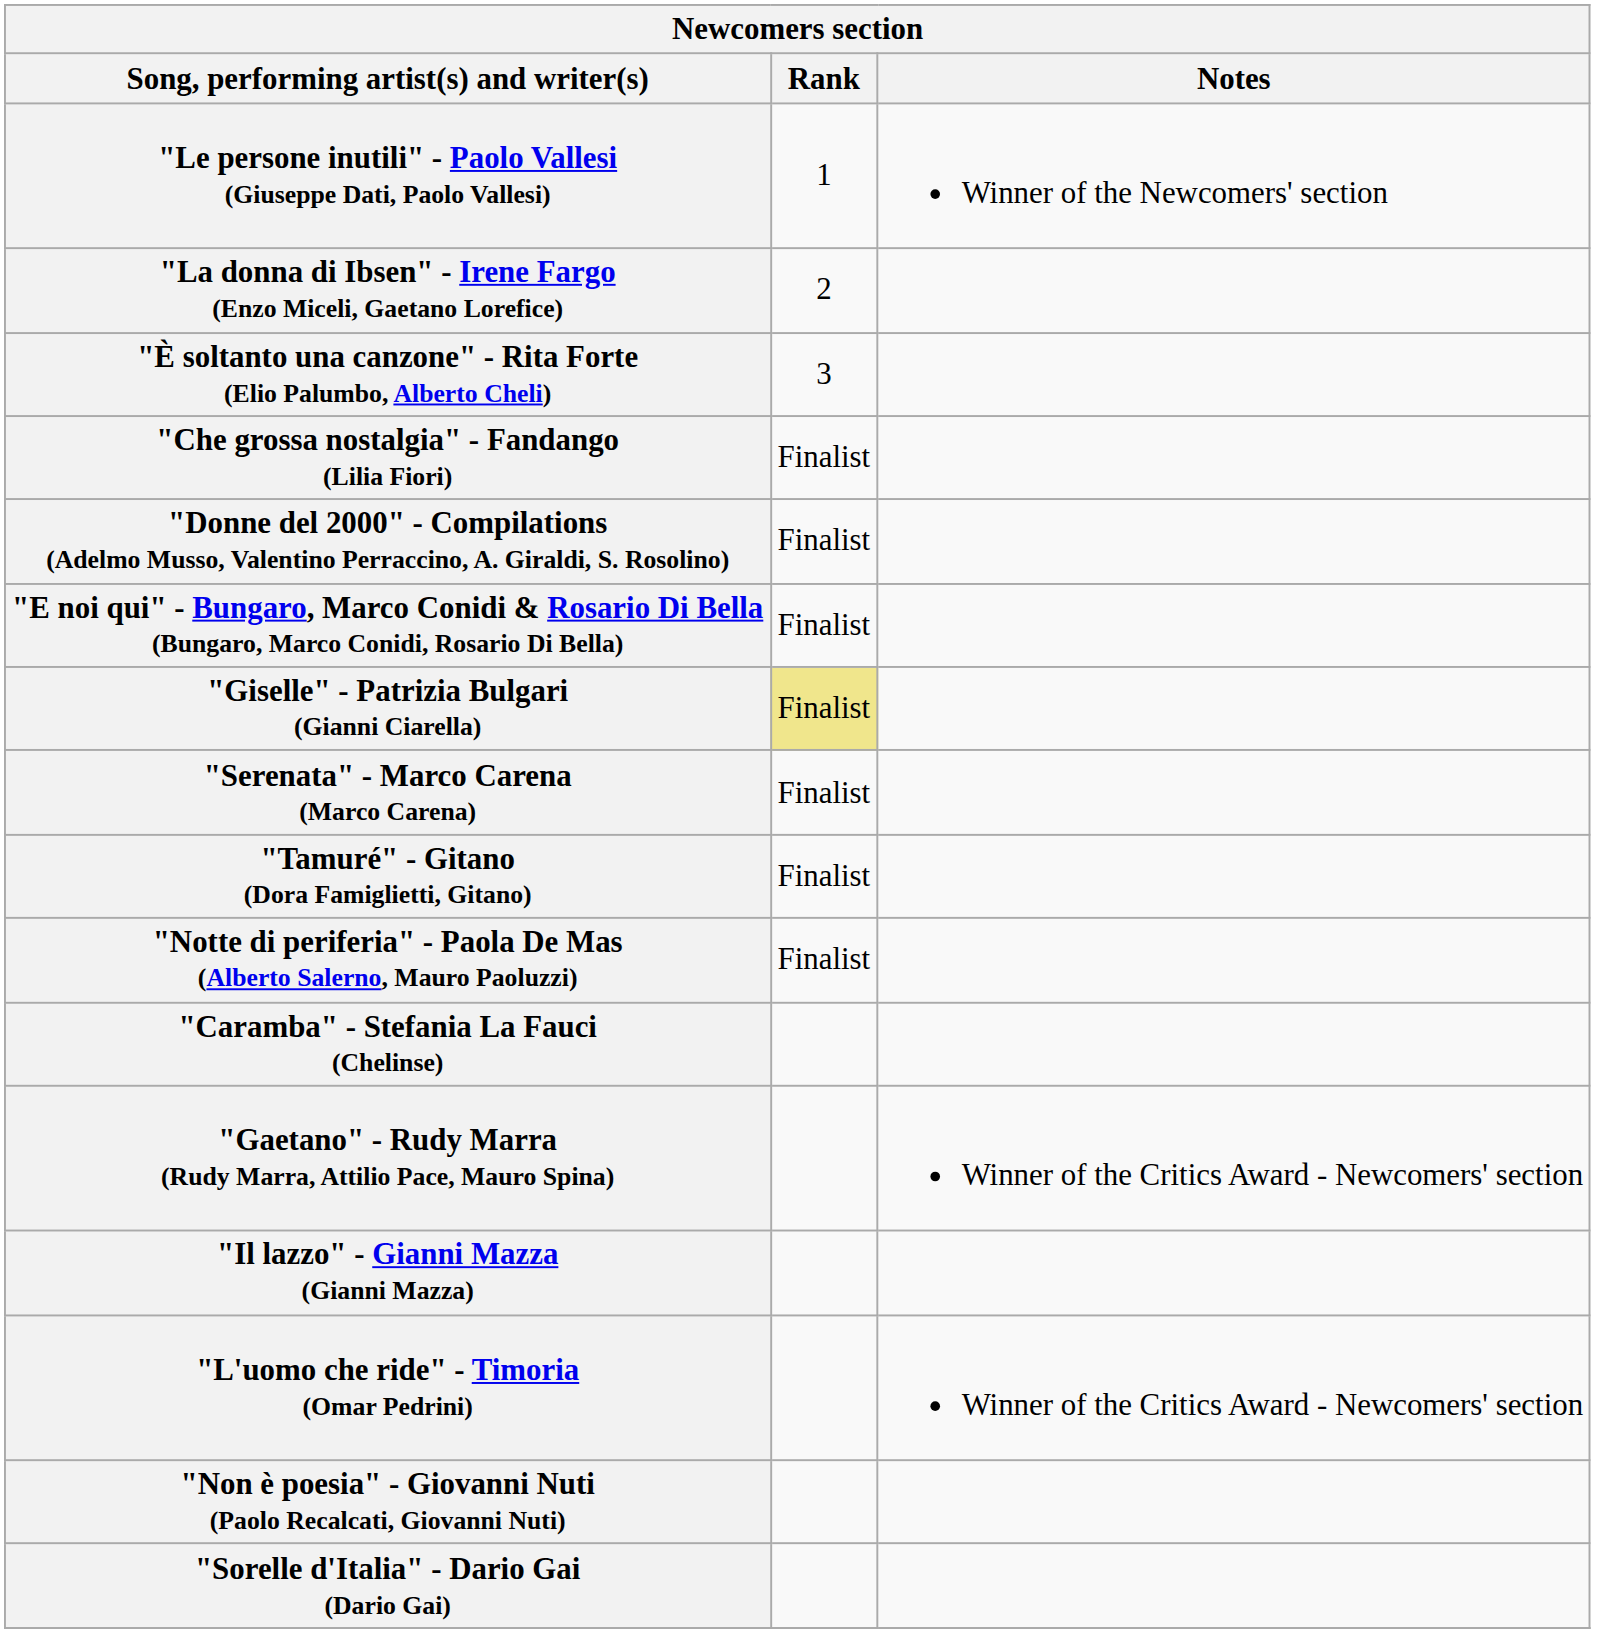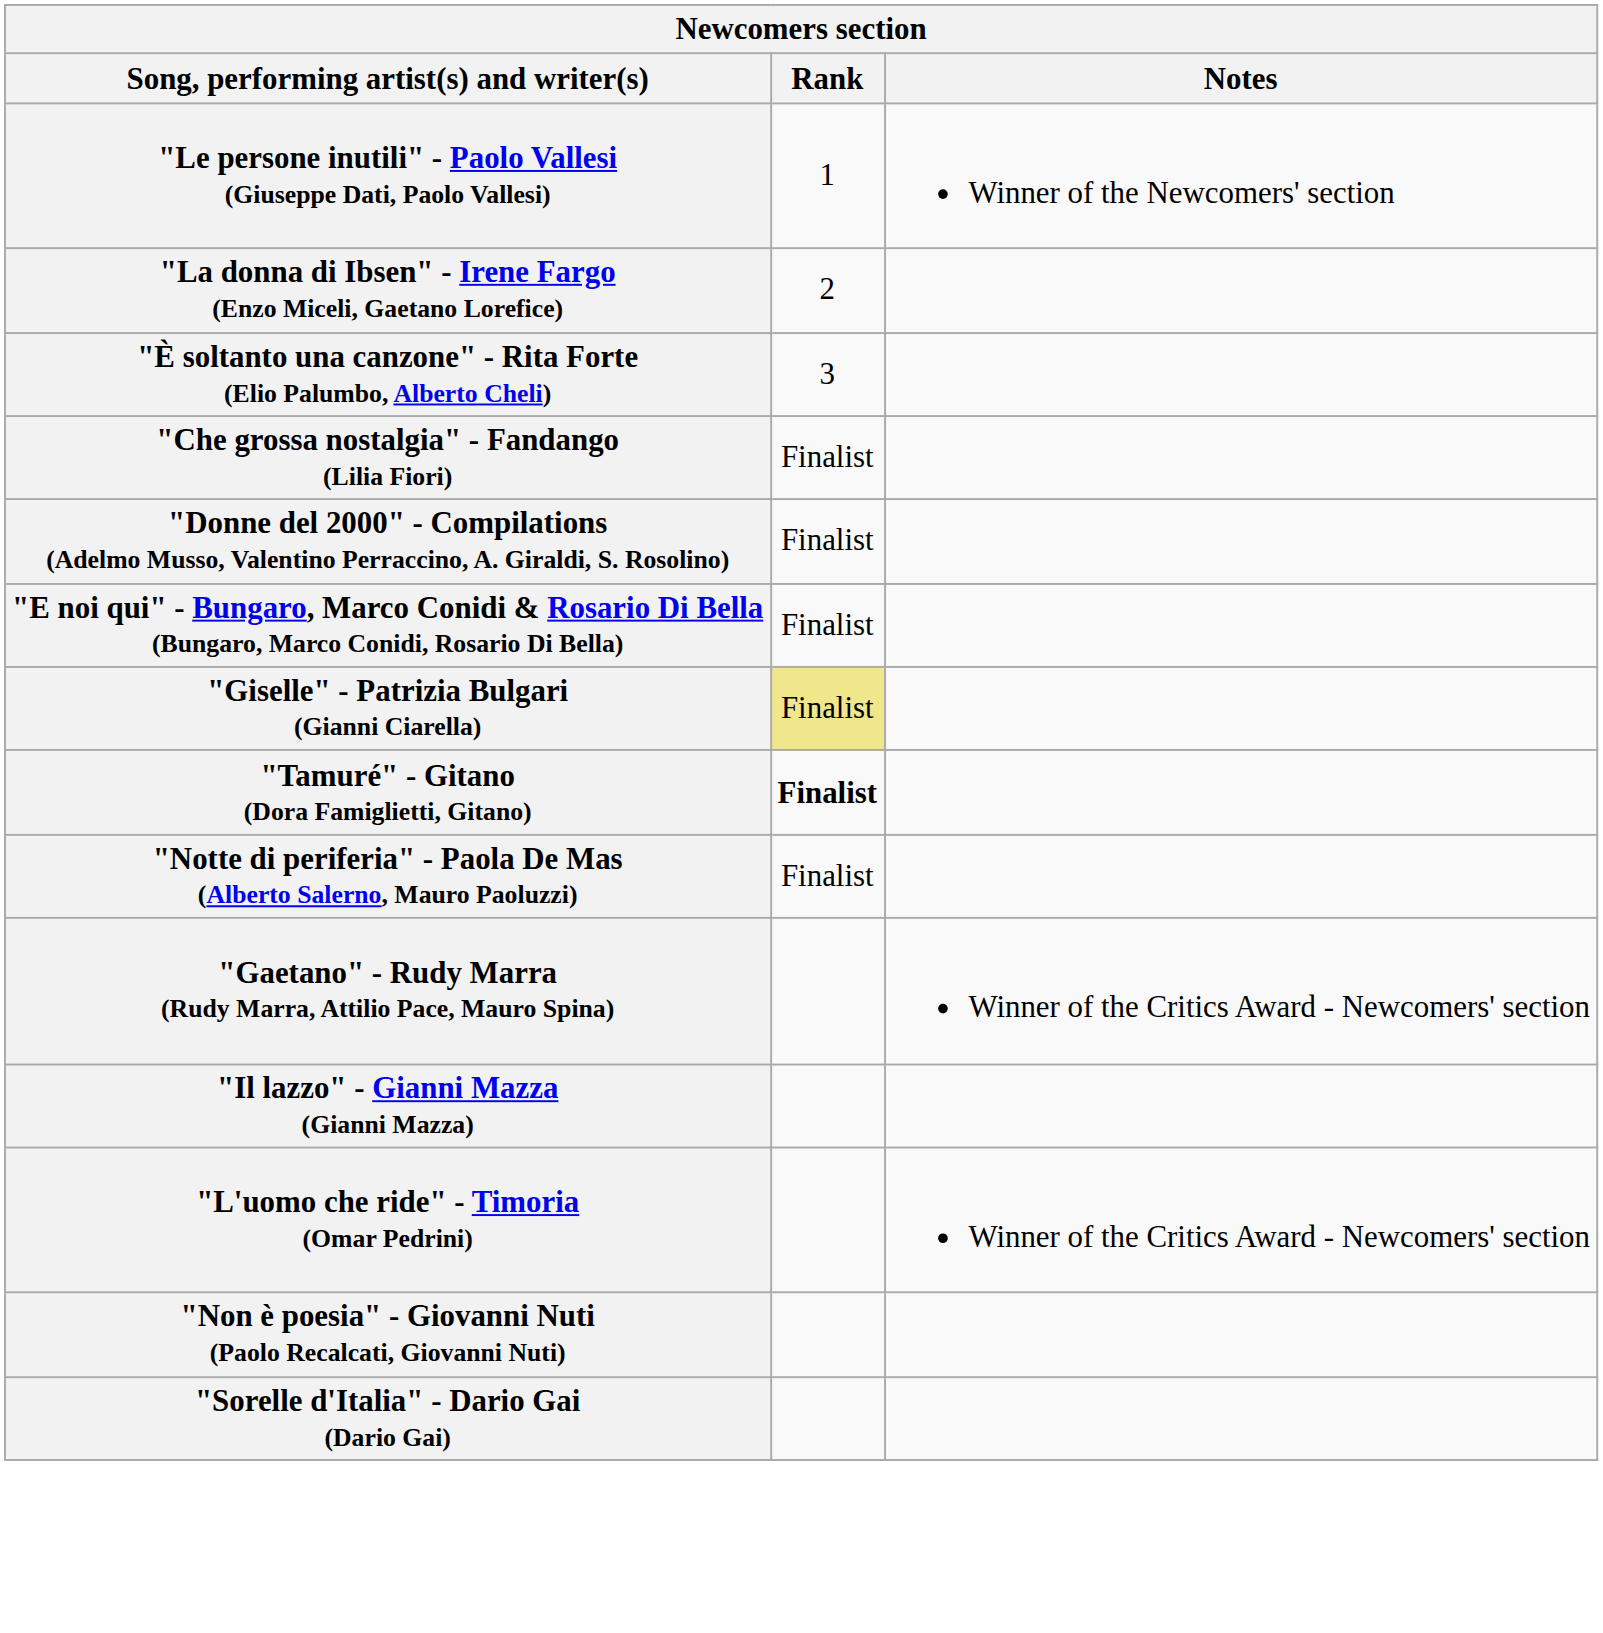- row: (388, 792)
(824, 875) normal -> (827, 792) bold
- row: (388, 1043)
